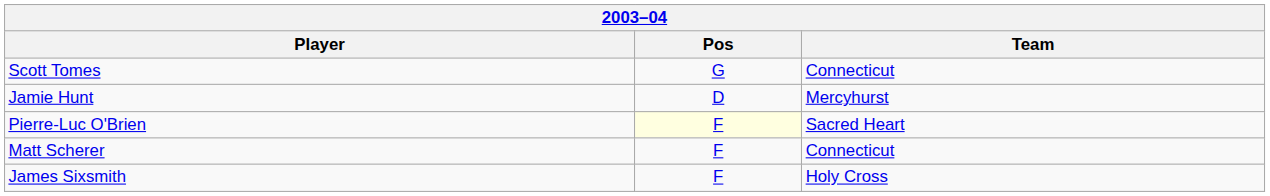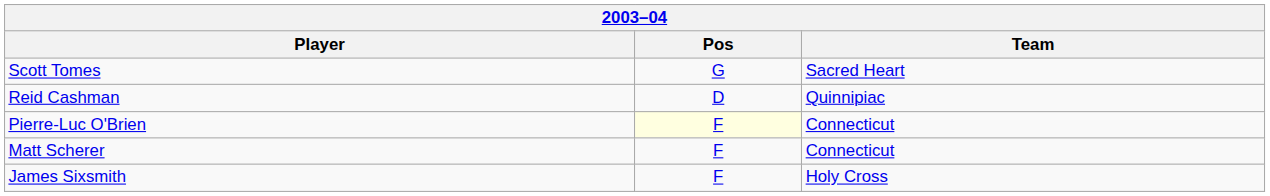(850, 71) Connecticut -> (855, 71) Sacred Heart
+ row: (64, 97)
- row: (51, 97)
(855, 124) Sacred Heart -> (850, 124) Connecticut
